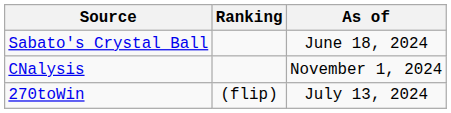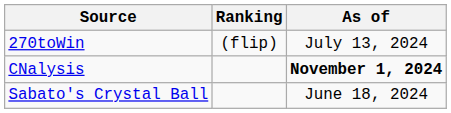rows swapped: (46, 95) <-> (108, 43)
(366, 69) normal -> (366, 69) bold
